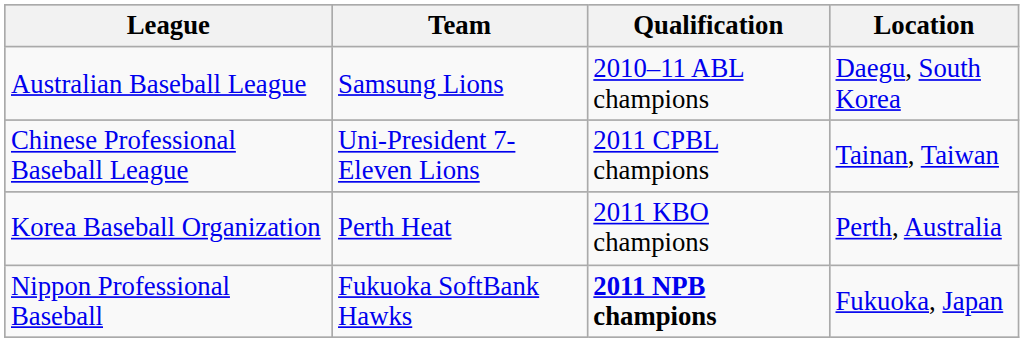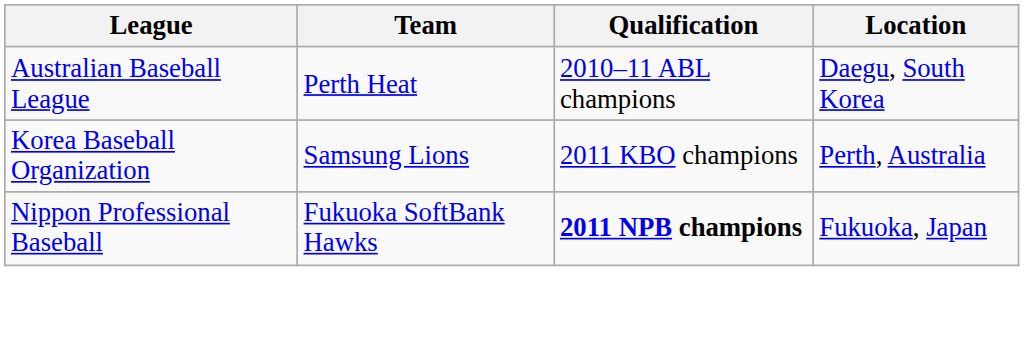(421, 83) Samsung Lions -> (360, 83) Perth Heat
- row: (123, 155)
(395, 227) Perth Heat -> (386, 155) Samsung Lions
